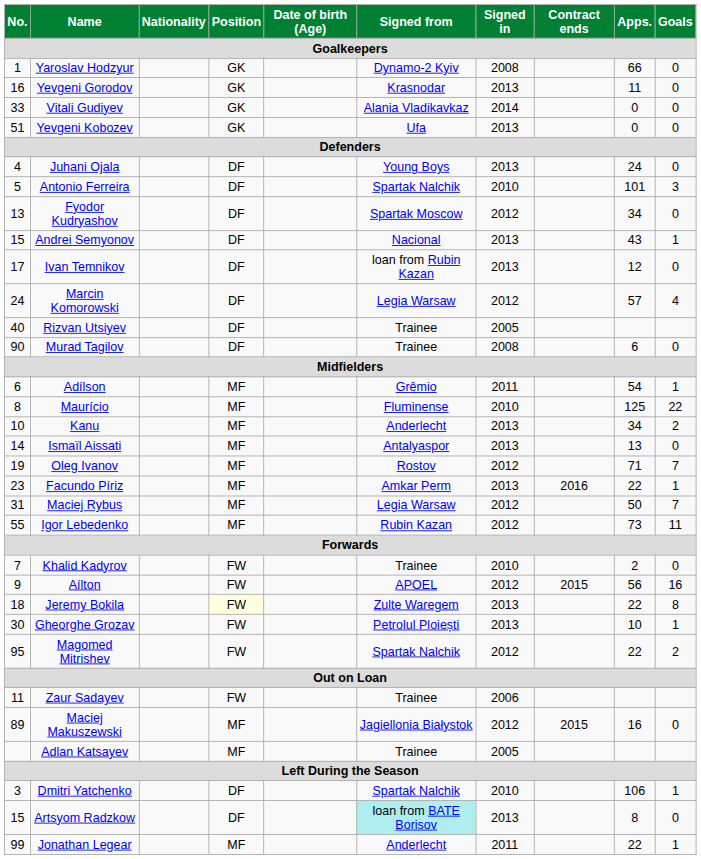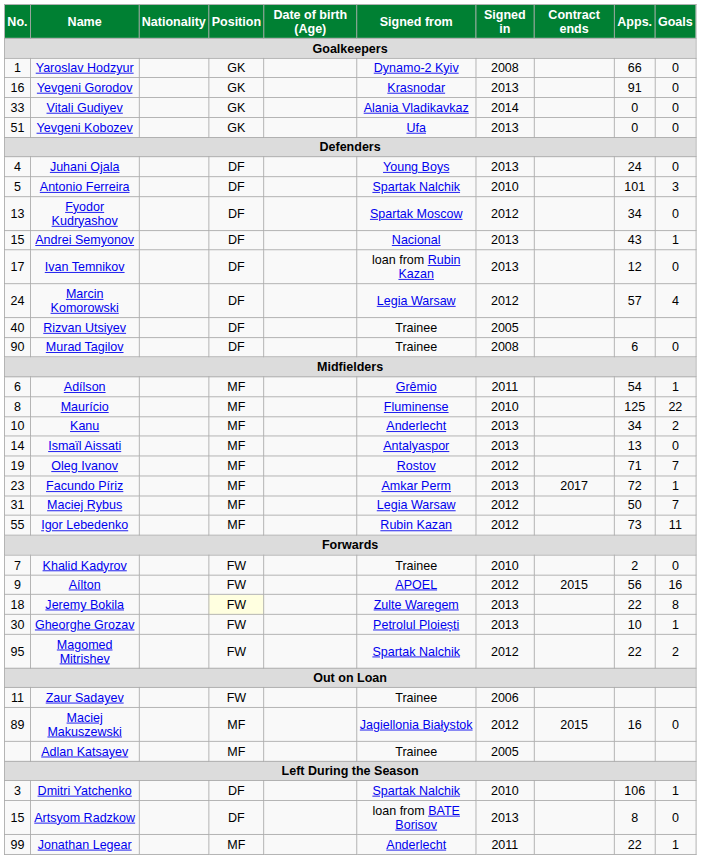(635, 88) 11 -> (635, 88) 91
(574, 486) 2016 -> (574, 486) 2017
(635, 486) 22 -> (635, 486) 72
(416, 818) paleturquoise background -> (416, 818) no background
